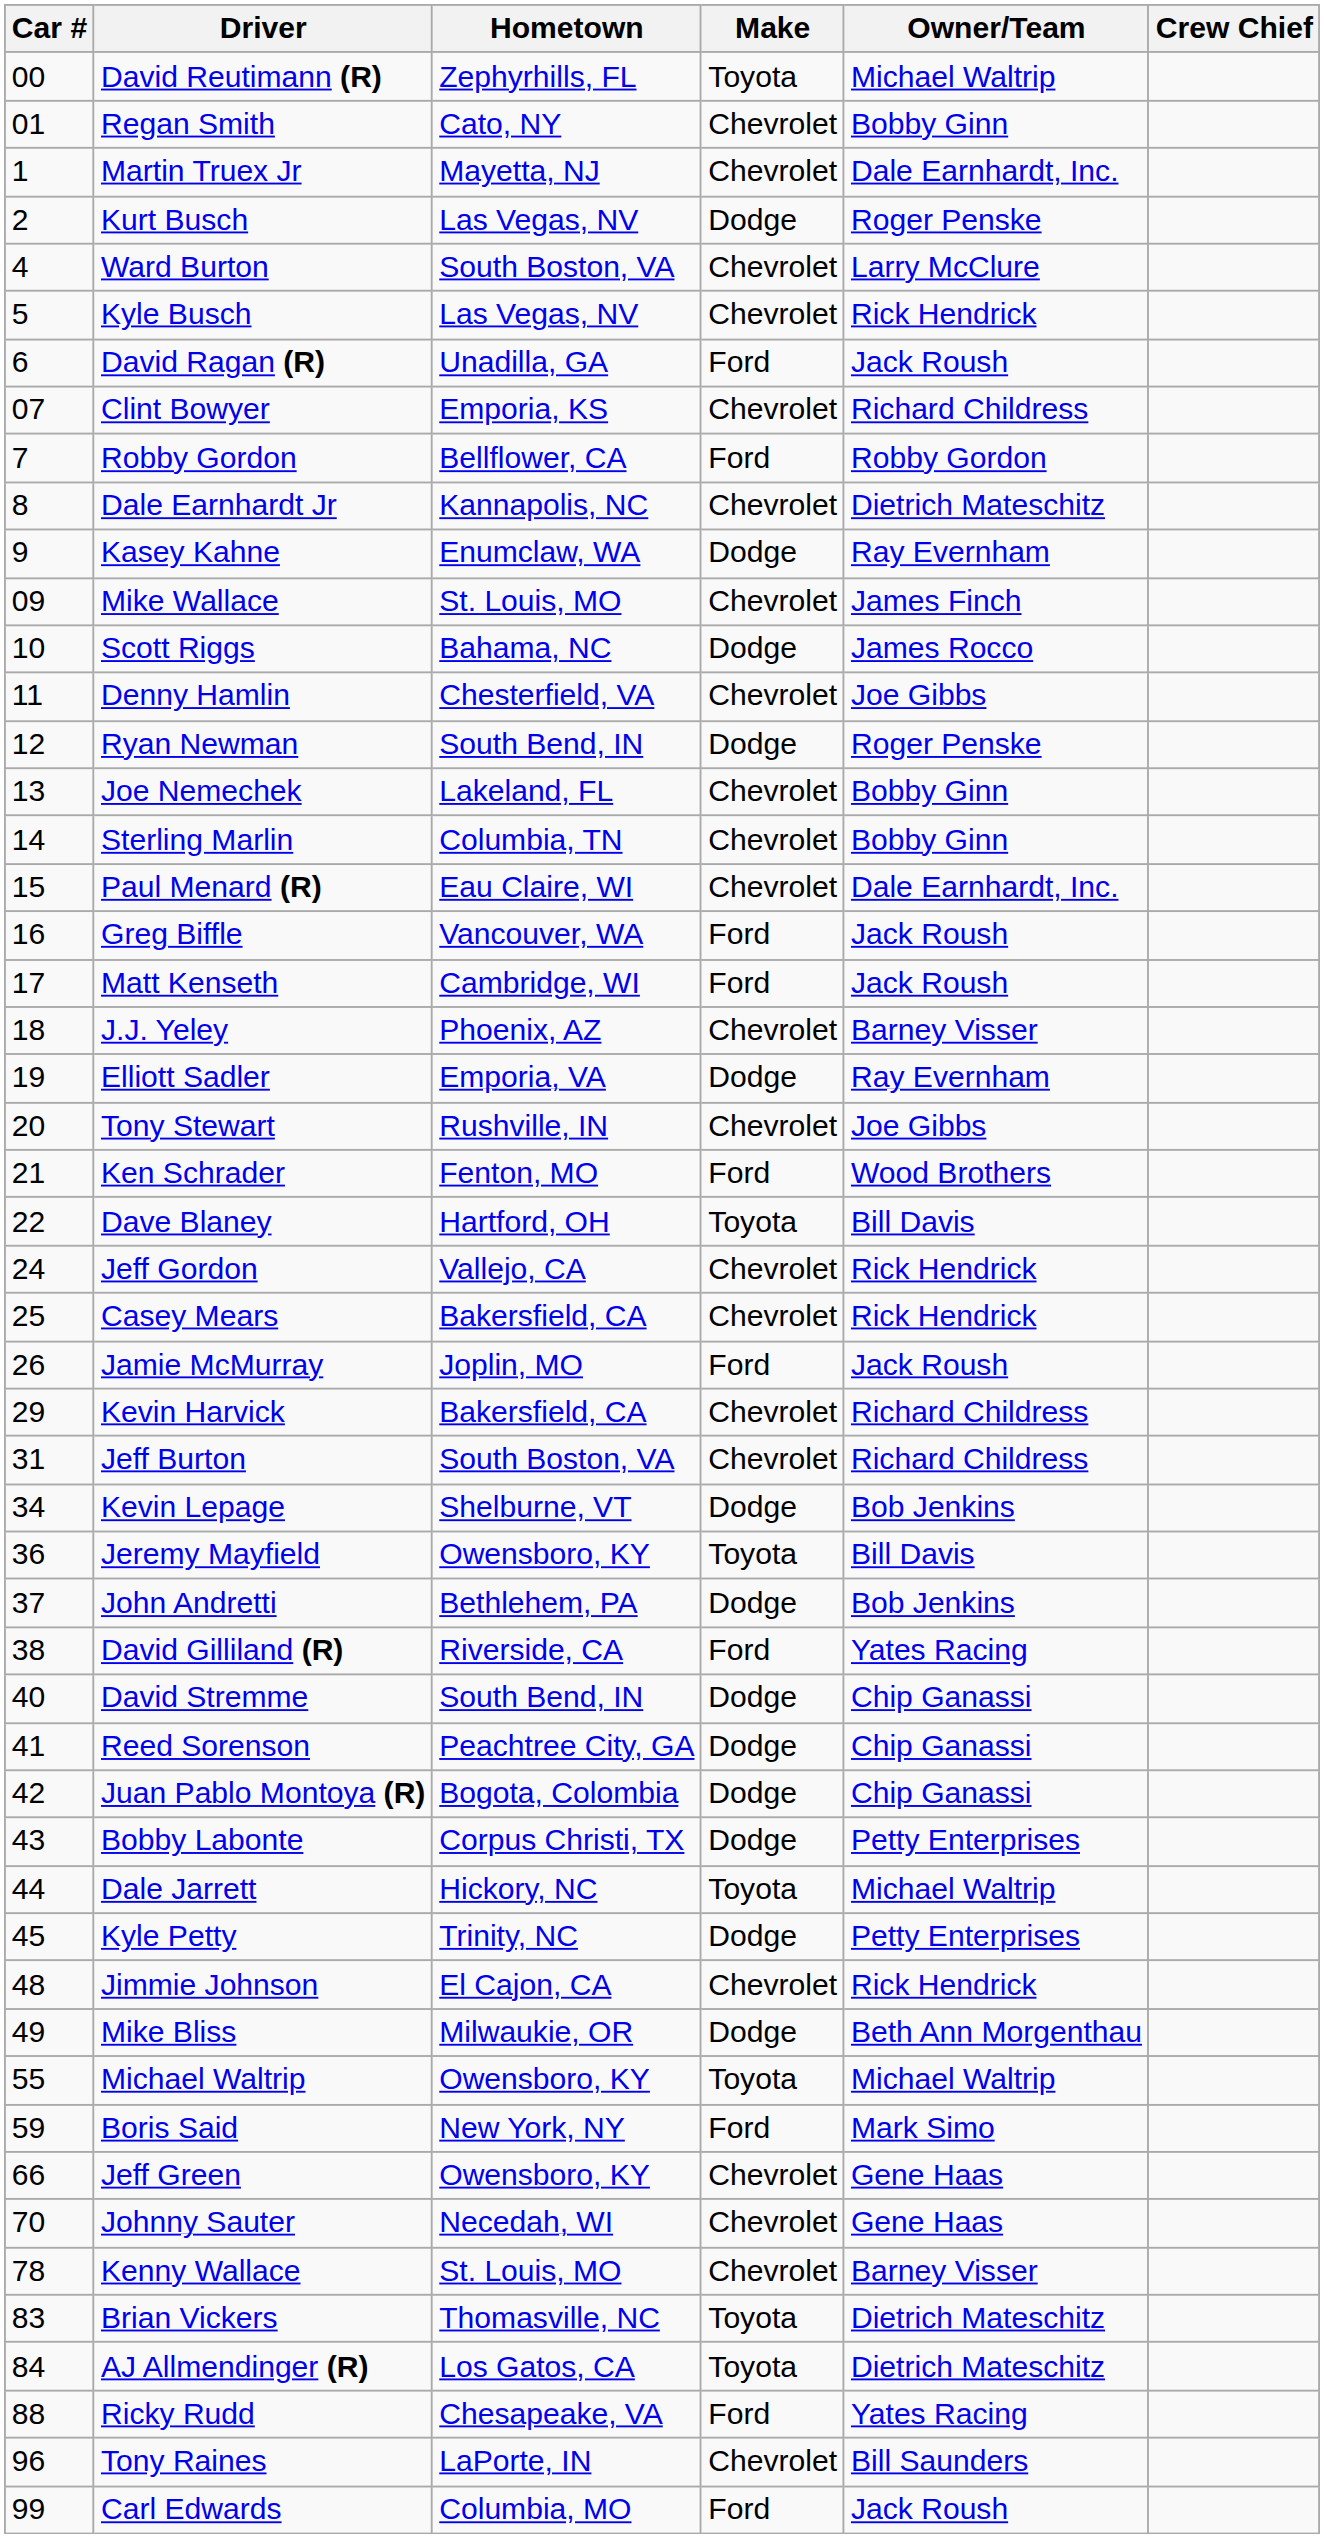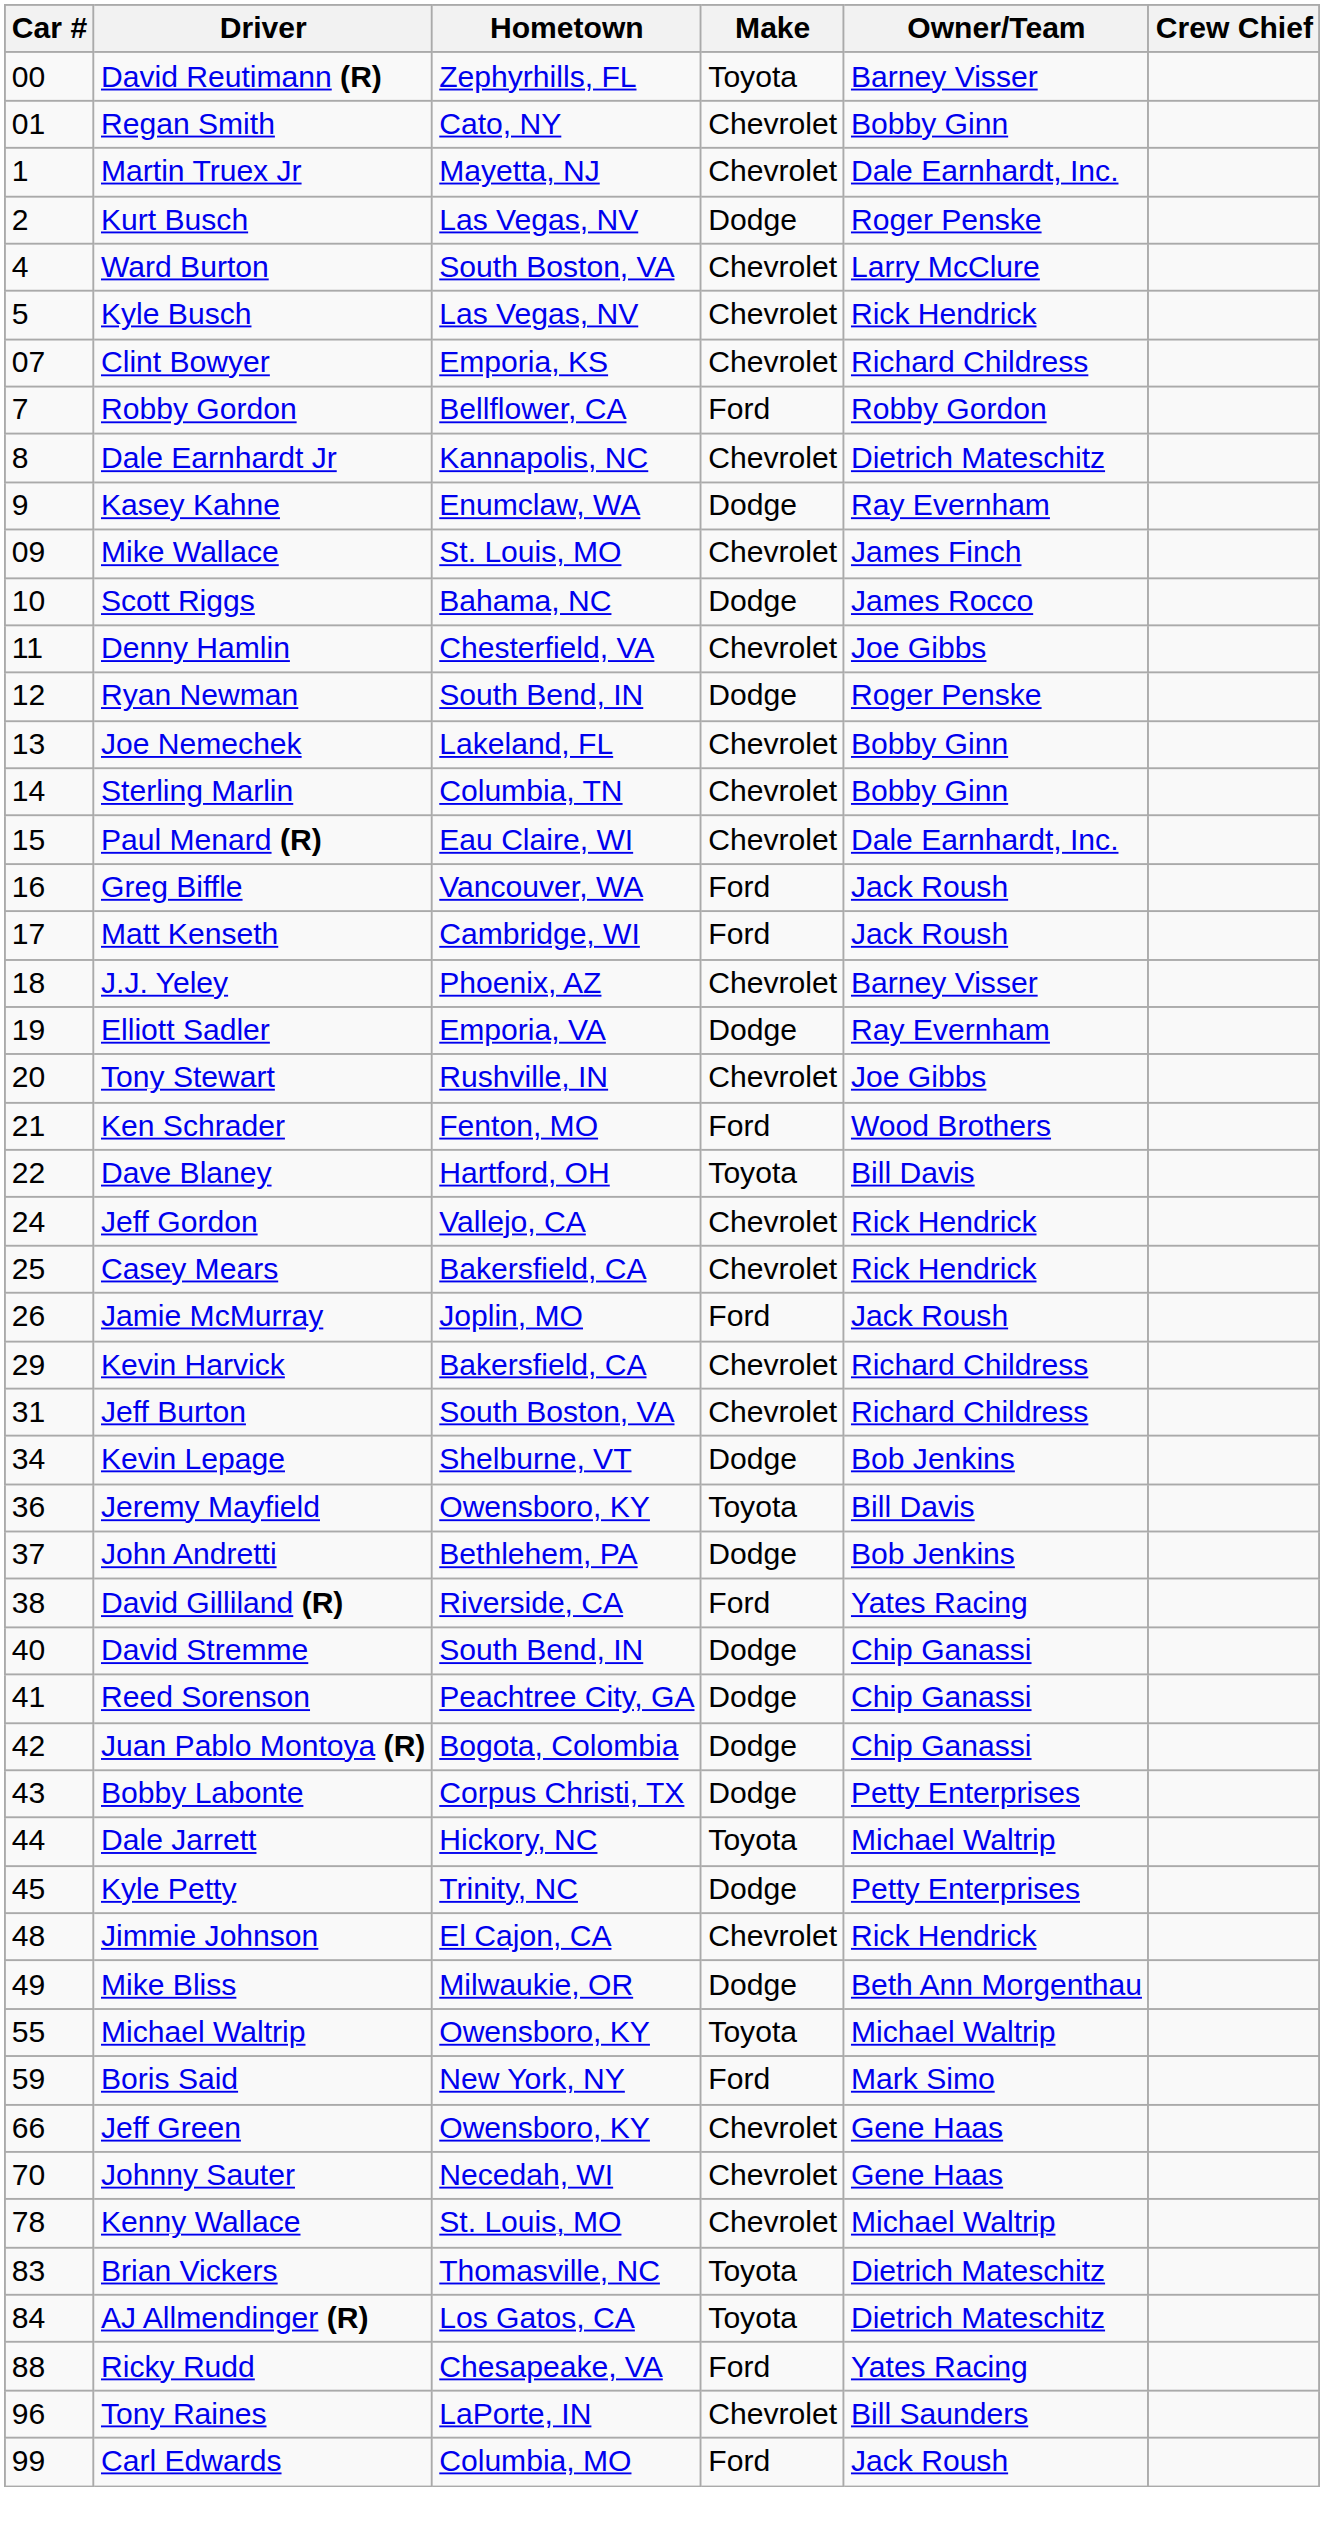(953, 76) Michael Waltrip -> (944, 76) Barney Visser
- row: (213, 362)
(944, 2270) Barney Visser -> (953, 2222) Michael Waltrip
